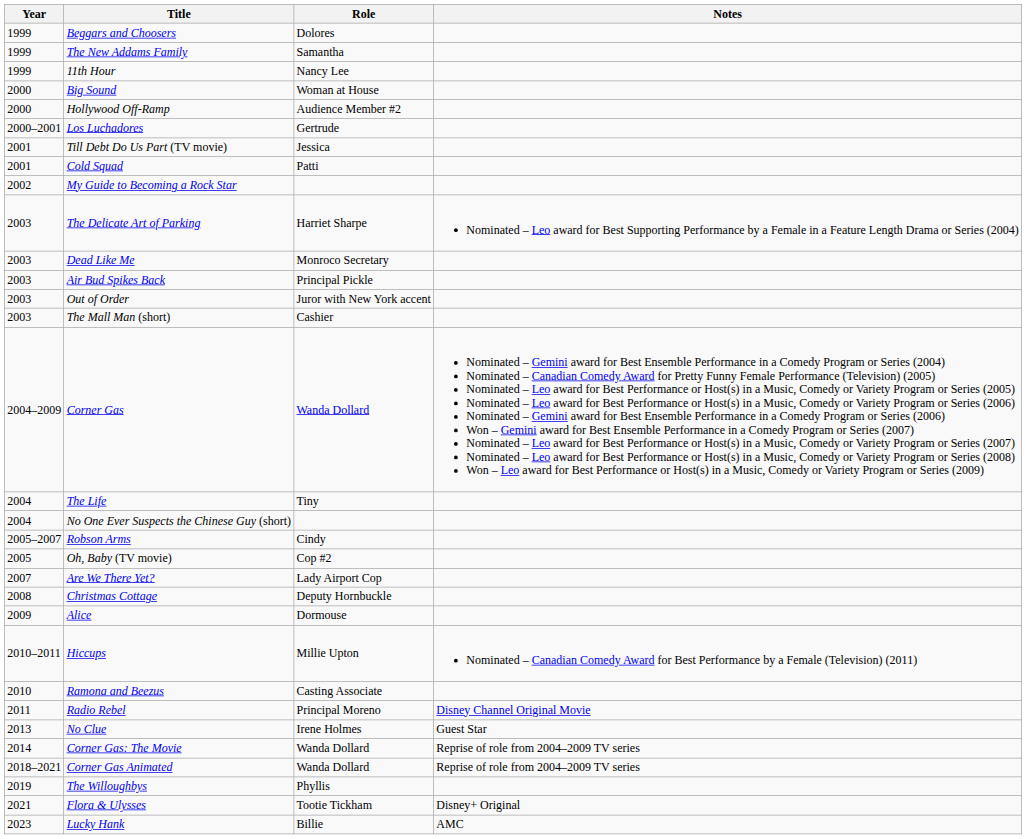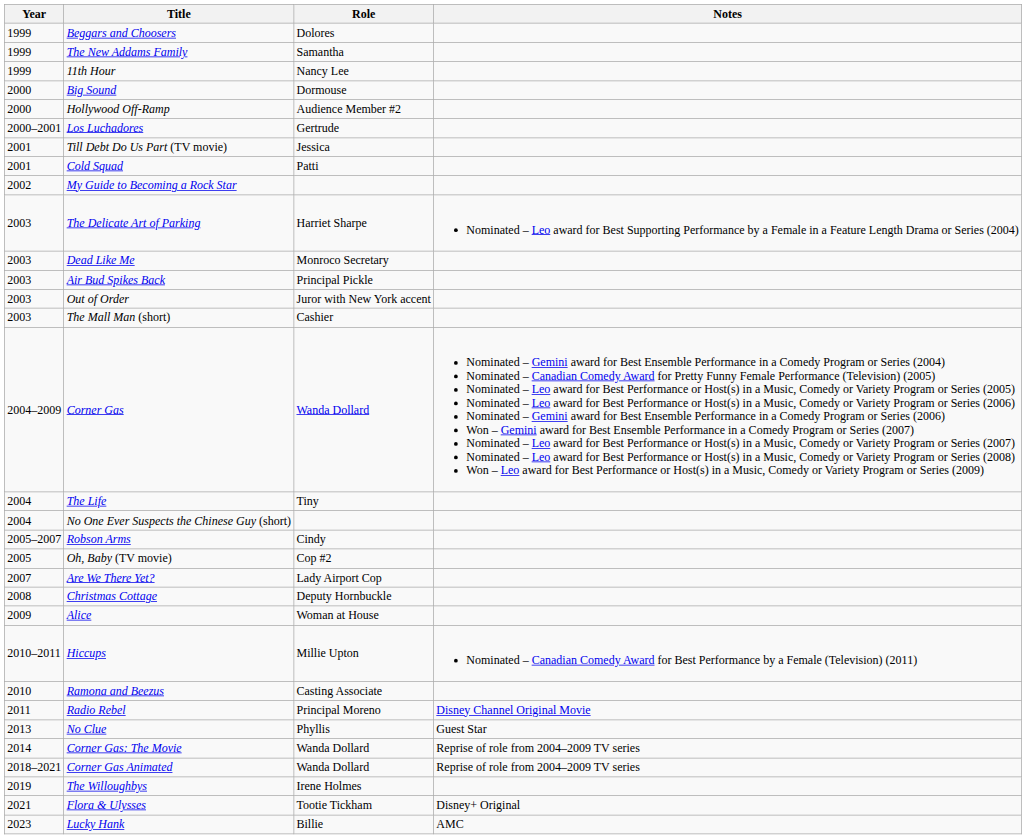(338, 90) Woman at House -> (321, 90) Dormouse
(321, 615) Dormouse -> (338, 615) Woman at House
(329, 729) Irene Holmes -> (313, 729) Phyllis
(313, 786) Phyllis -> (329, 786) Irene Holmes
